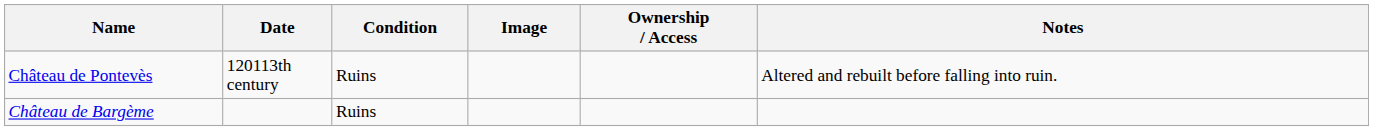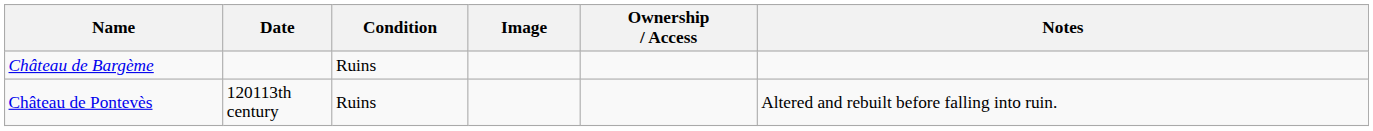rows swapped: (81, 111) <-> (81, 74)
